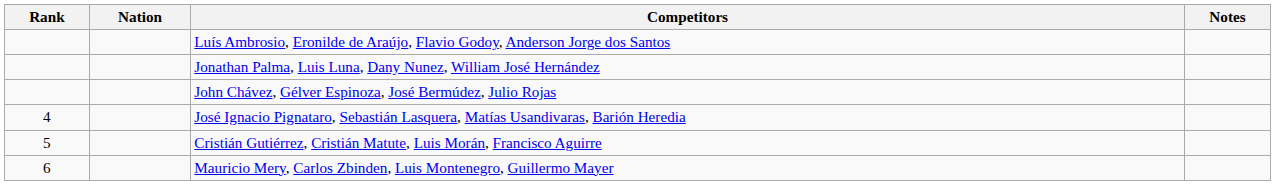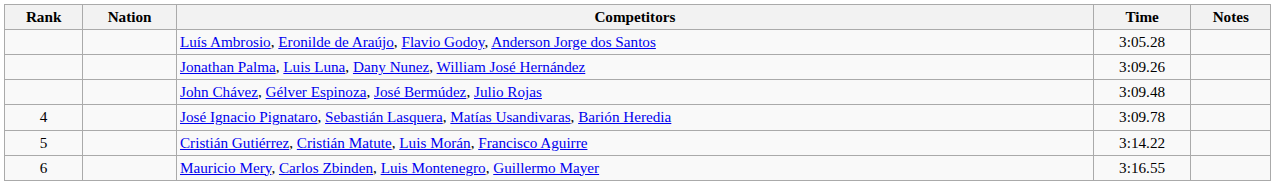+ column: (1142, 17)
